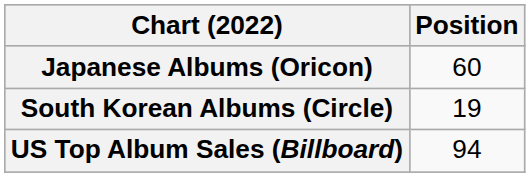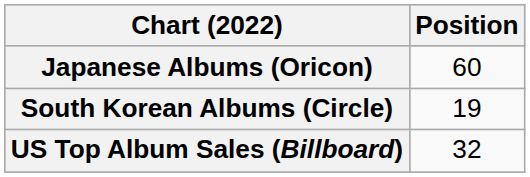(467, 150) 94 -> (467, 150) 32
